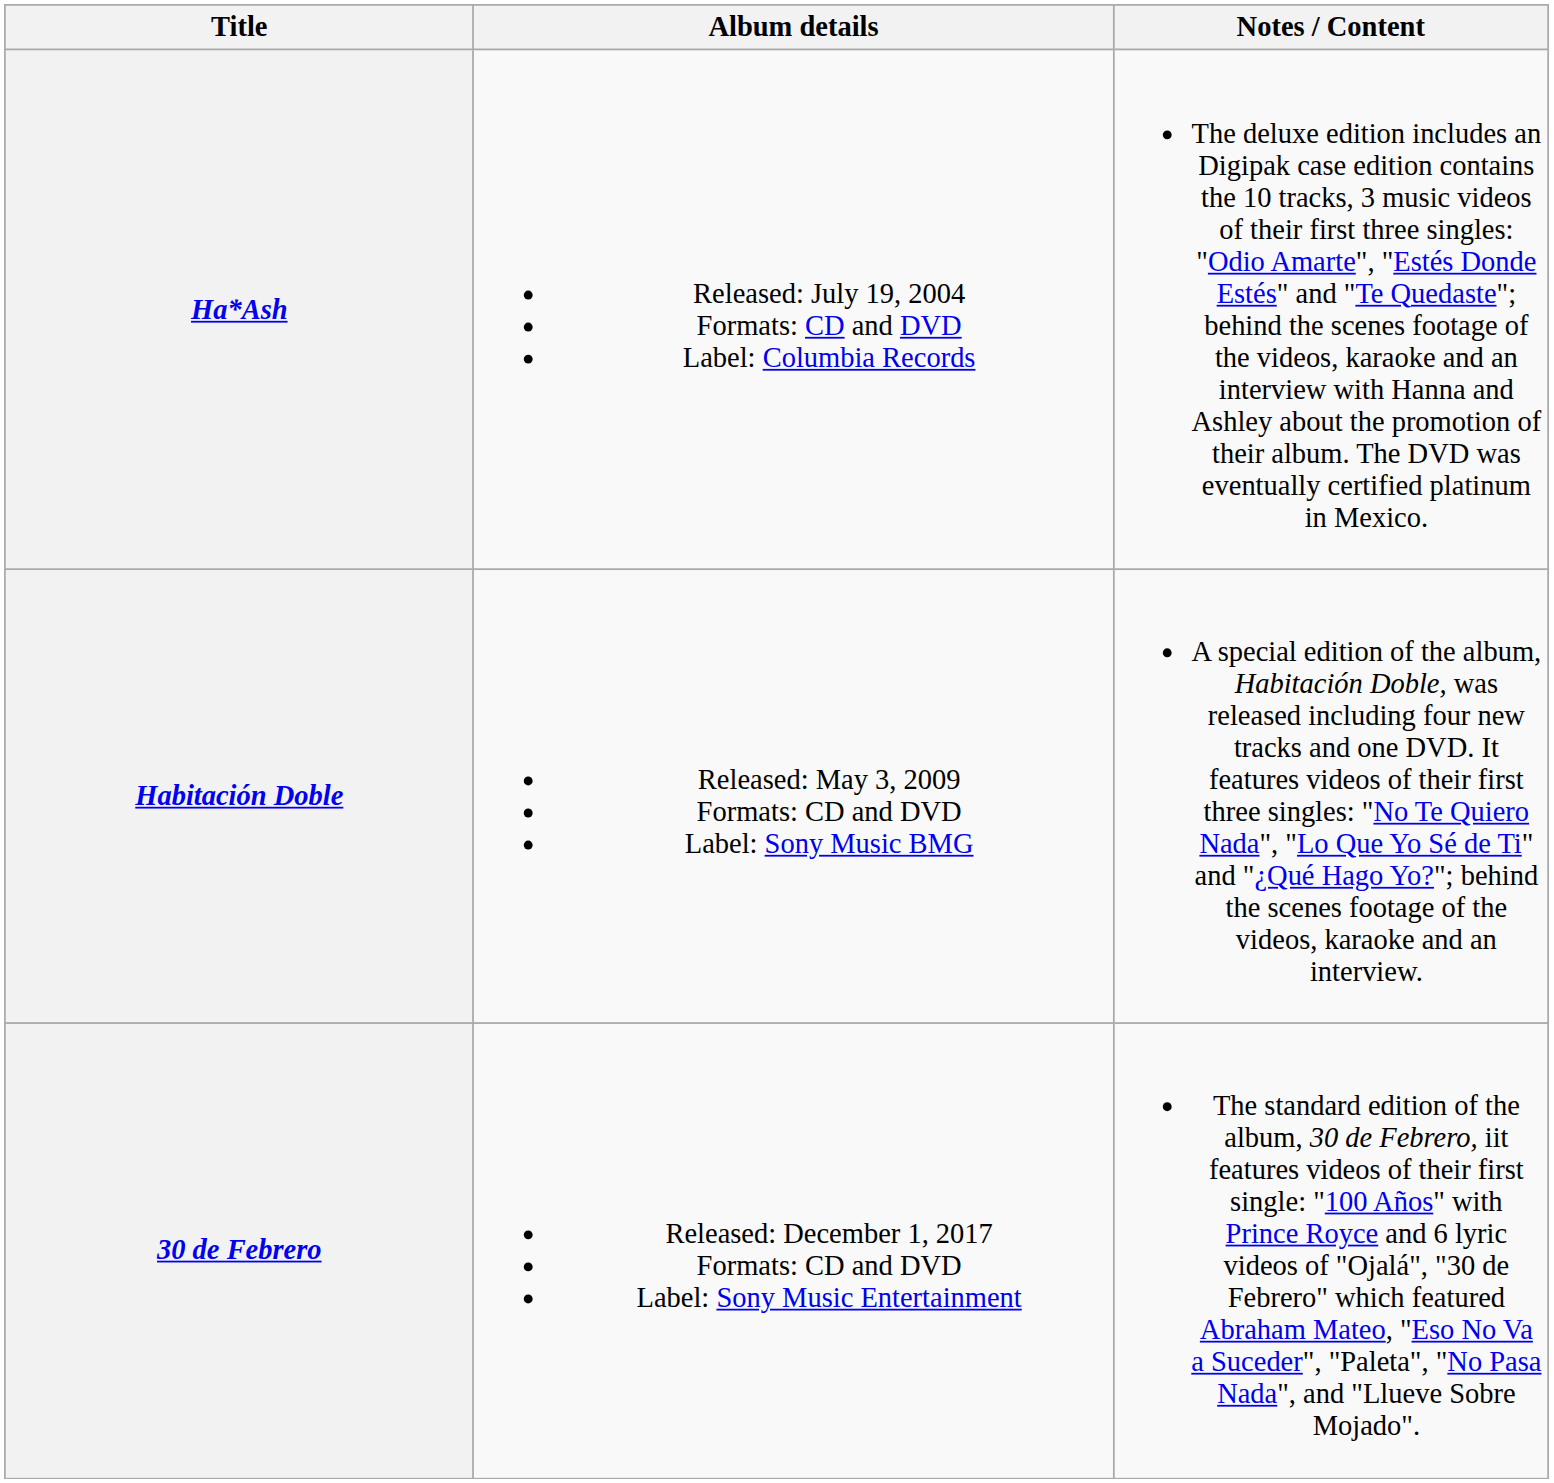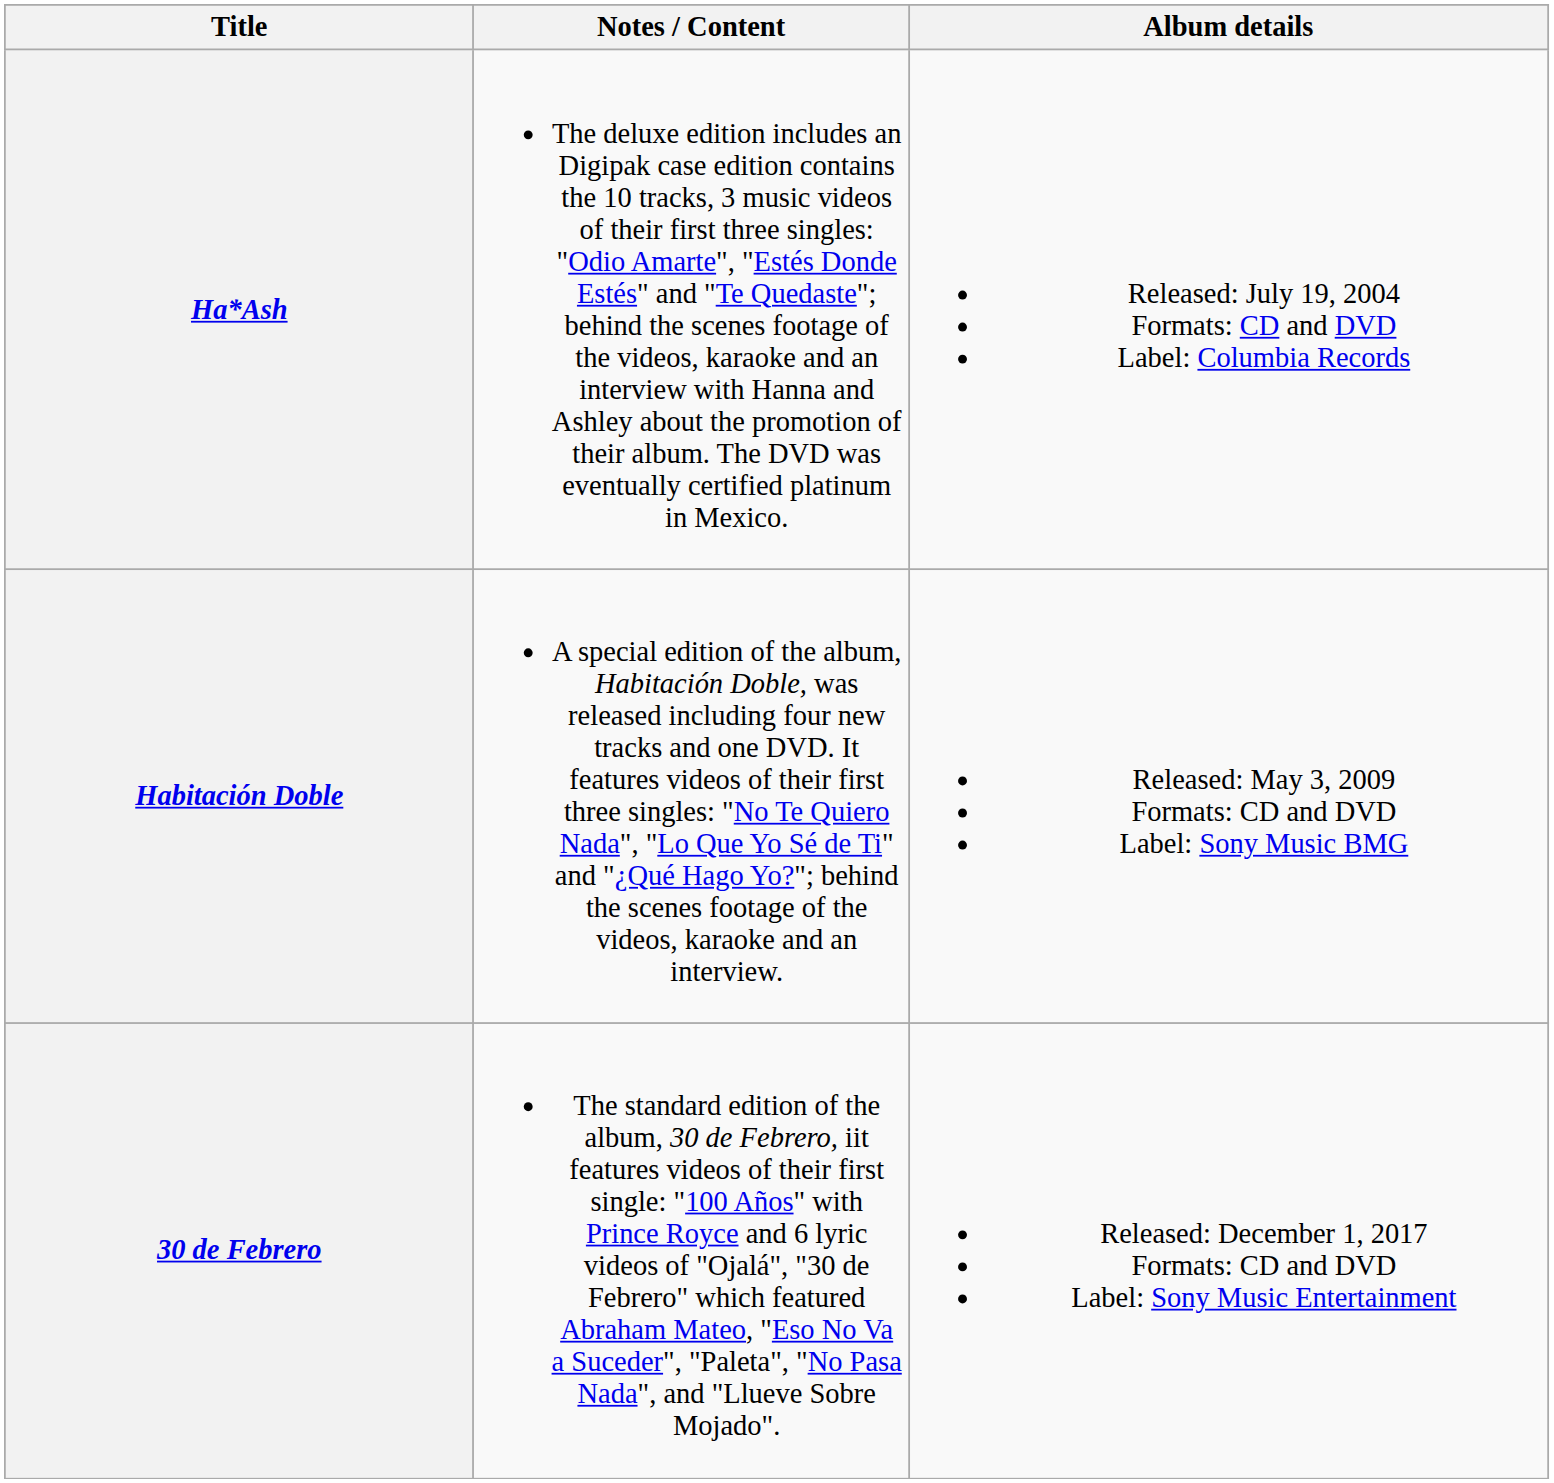columns swapped: (794, 27) <-> (1331, 27)
